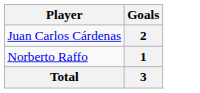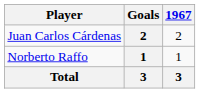+ column: (178, 14)
